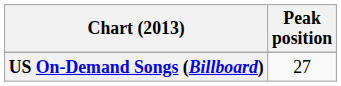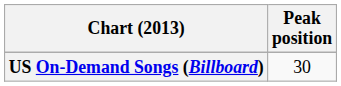(302, 66) 27 -> (302, 66) 30
